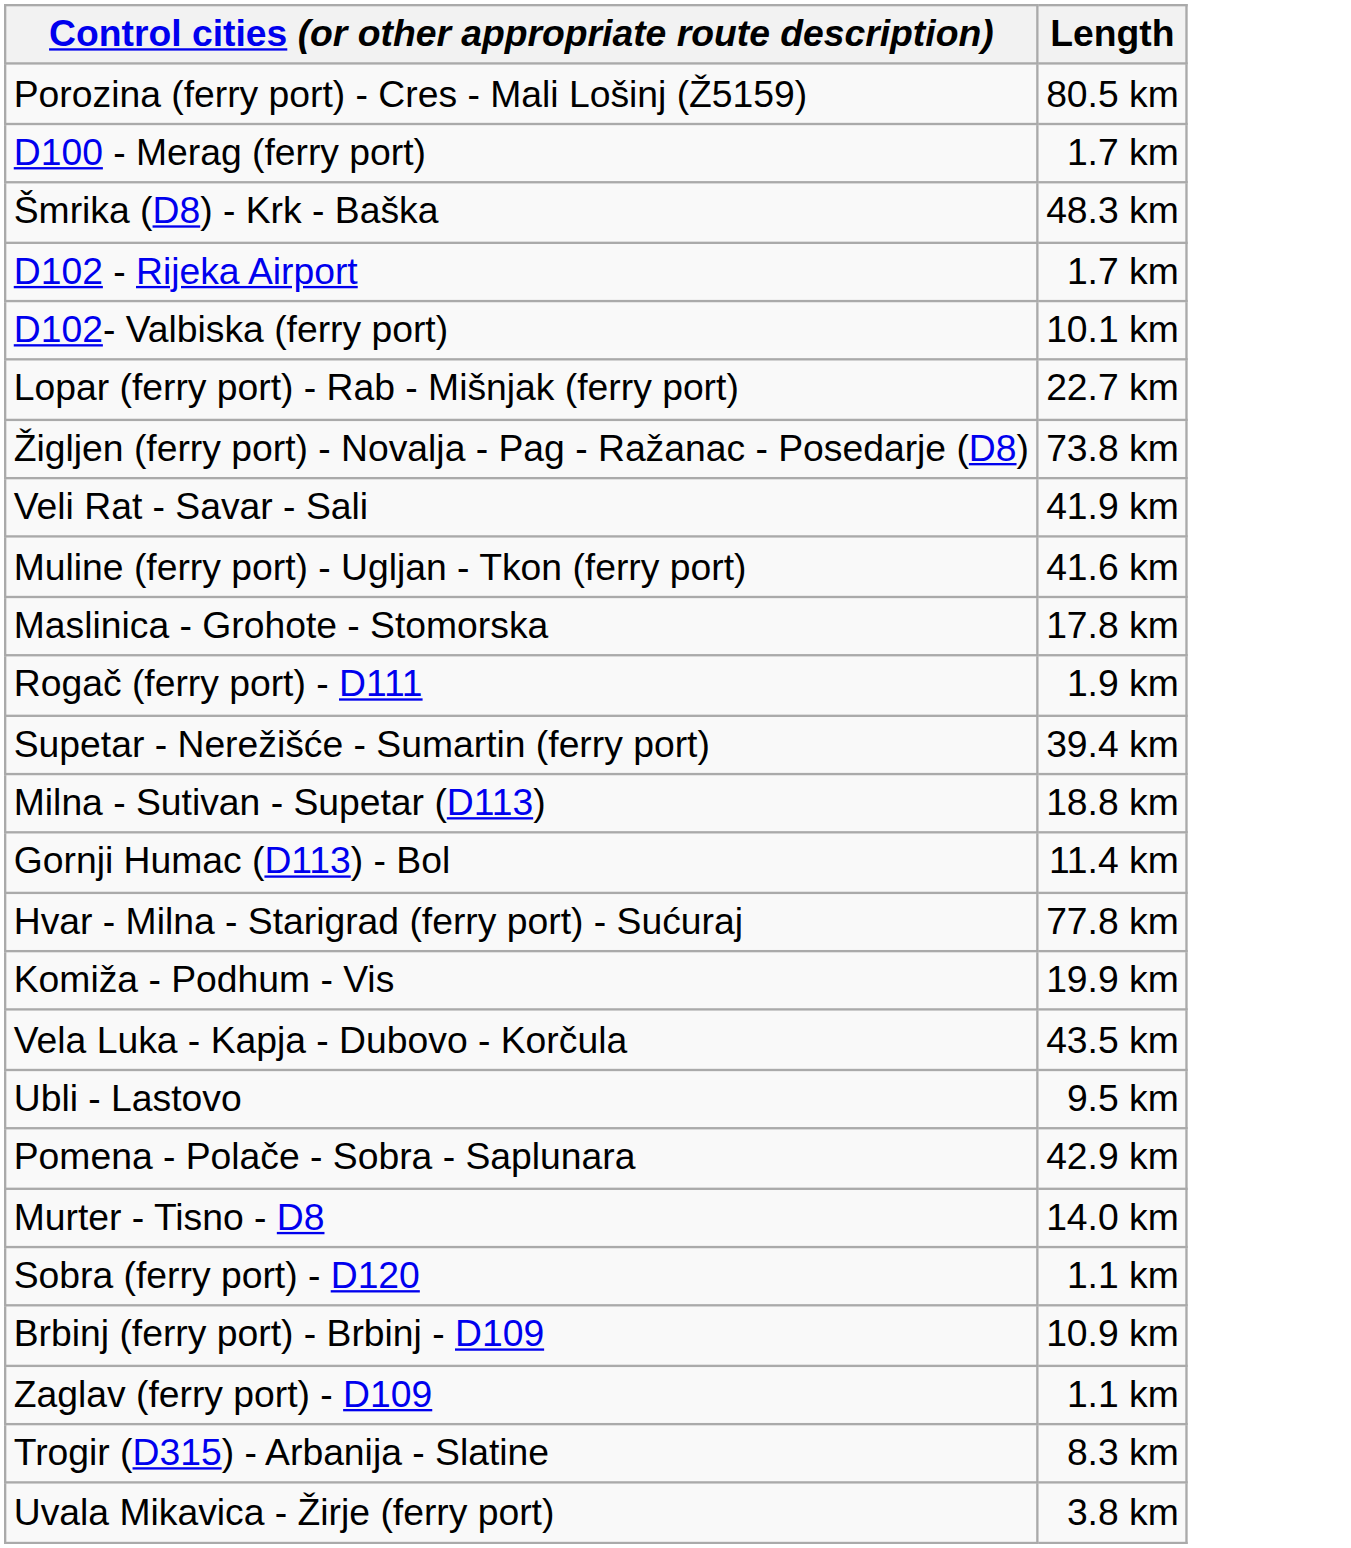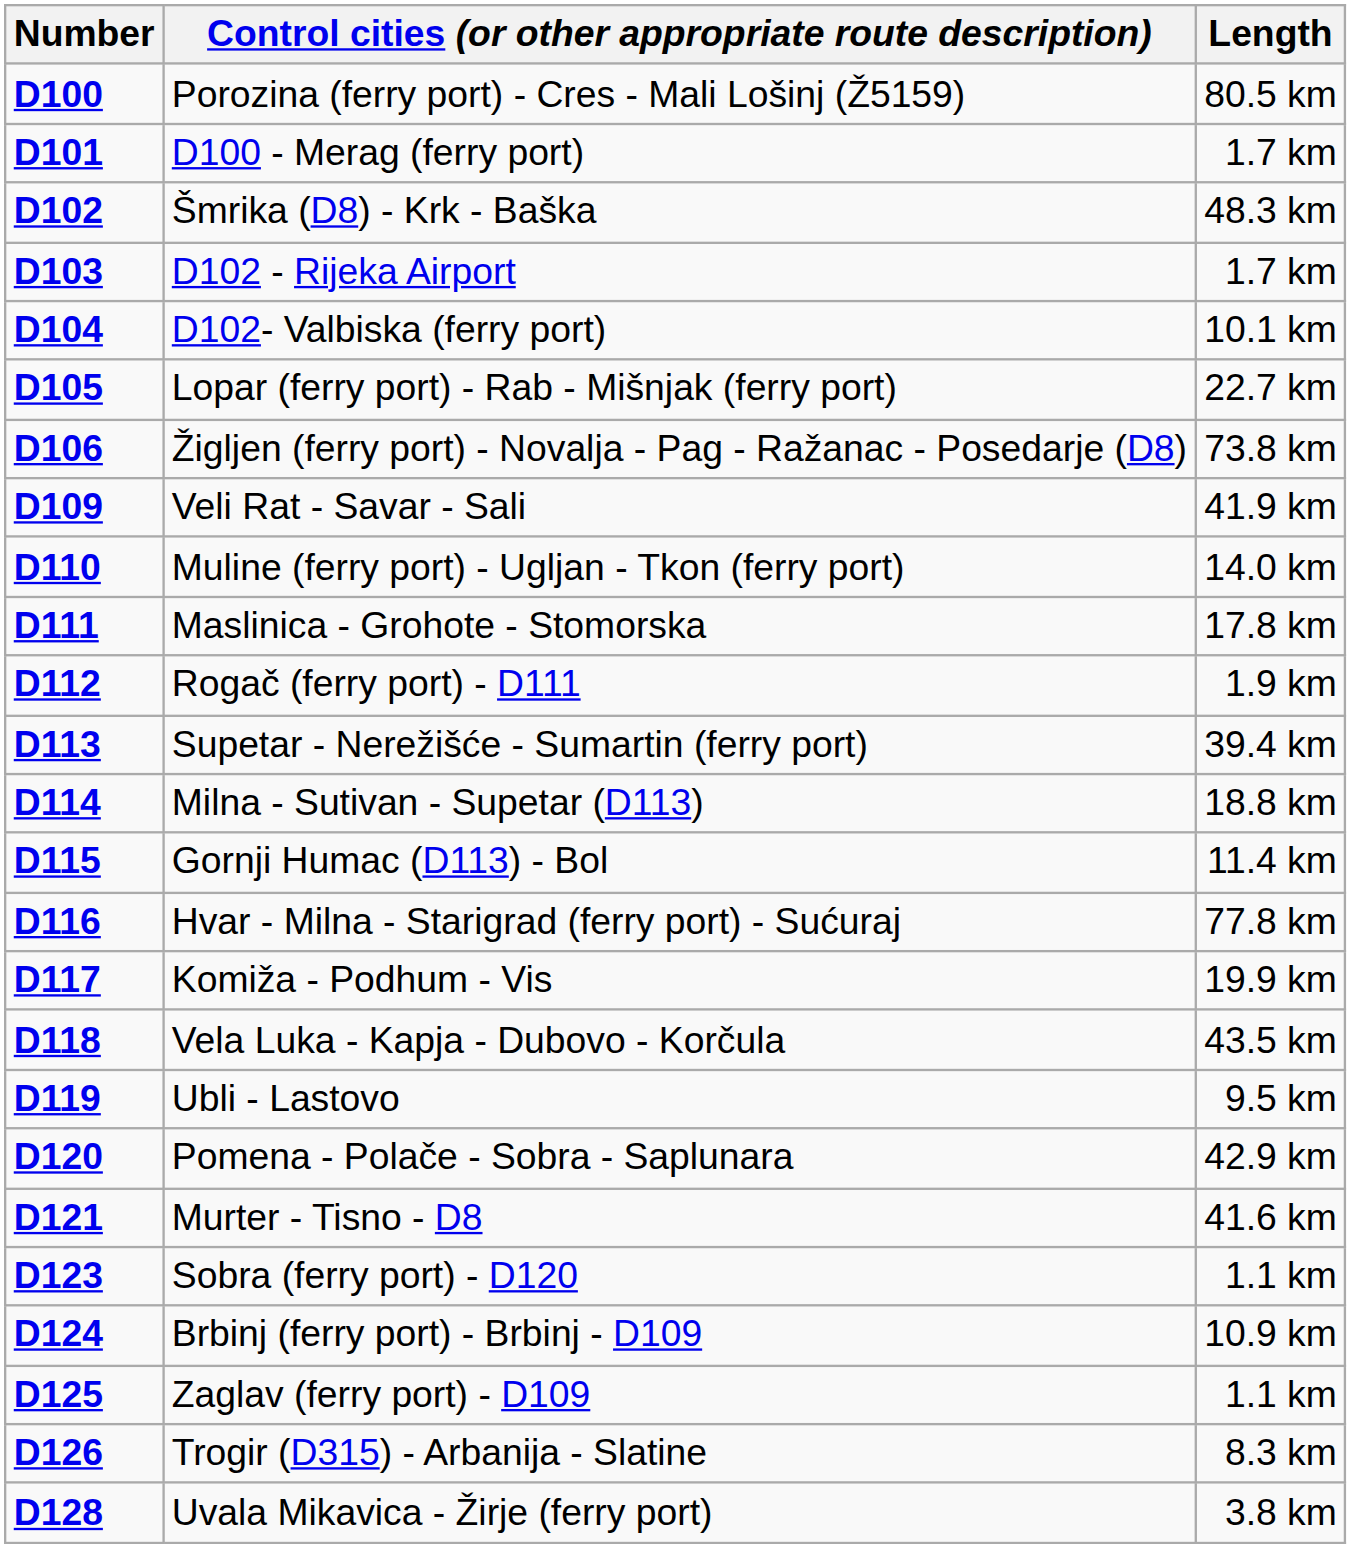+ column: (84, 34)
(1112, 566) 41.6 km -> (1270, 566) 14.0 km
(1112, 1216) 14.0 km -> (1270, 1216) 41.6 km
